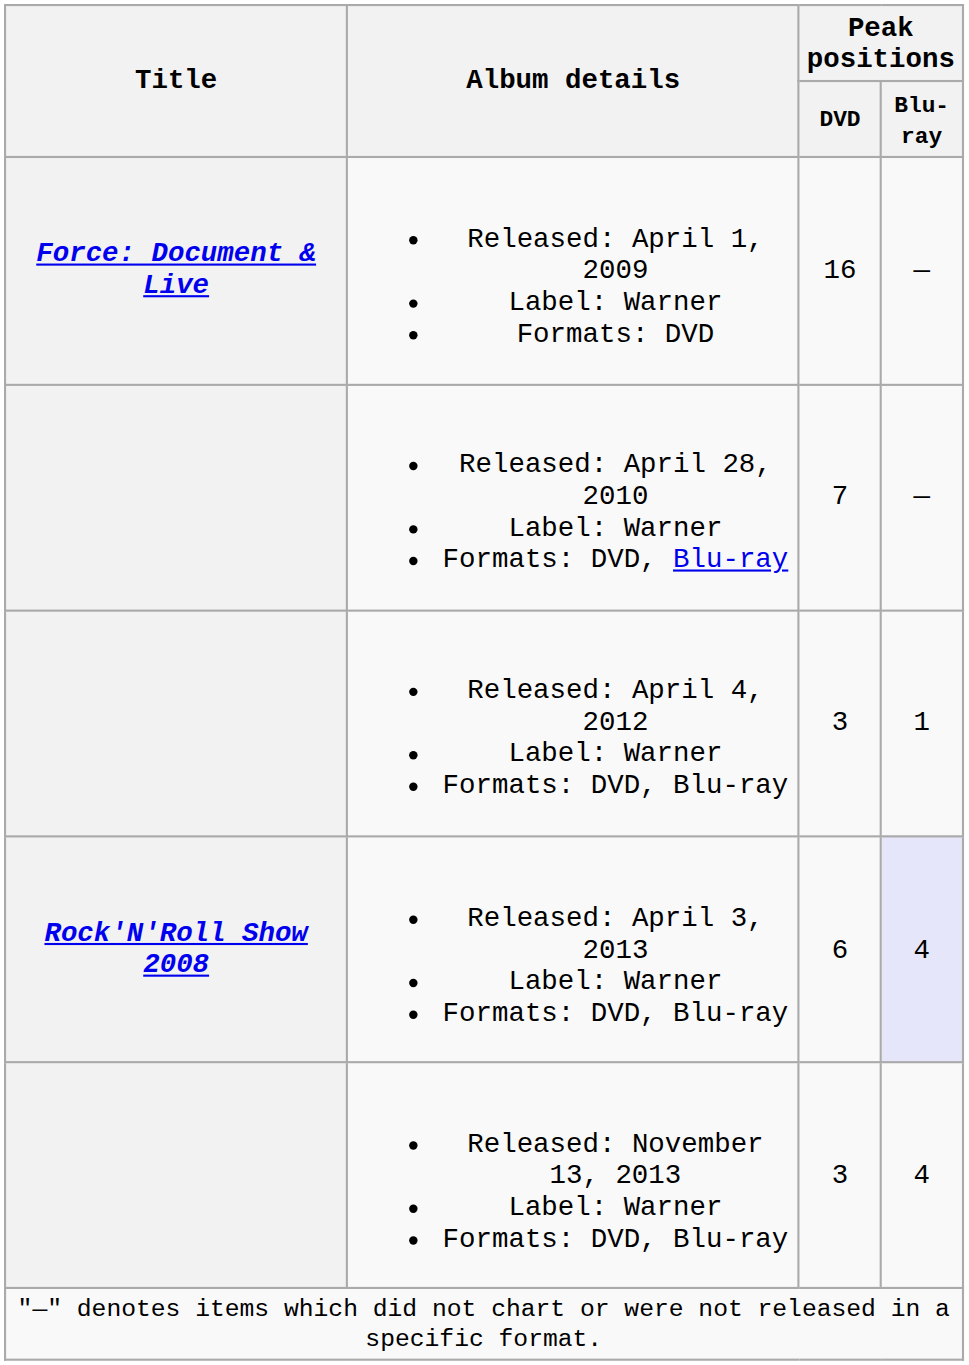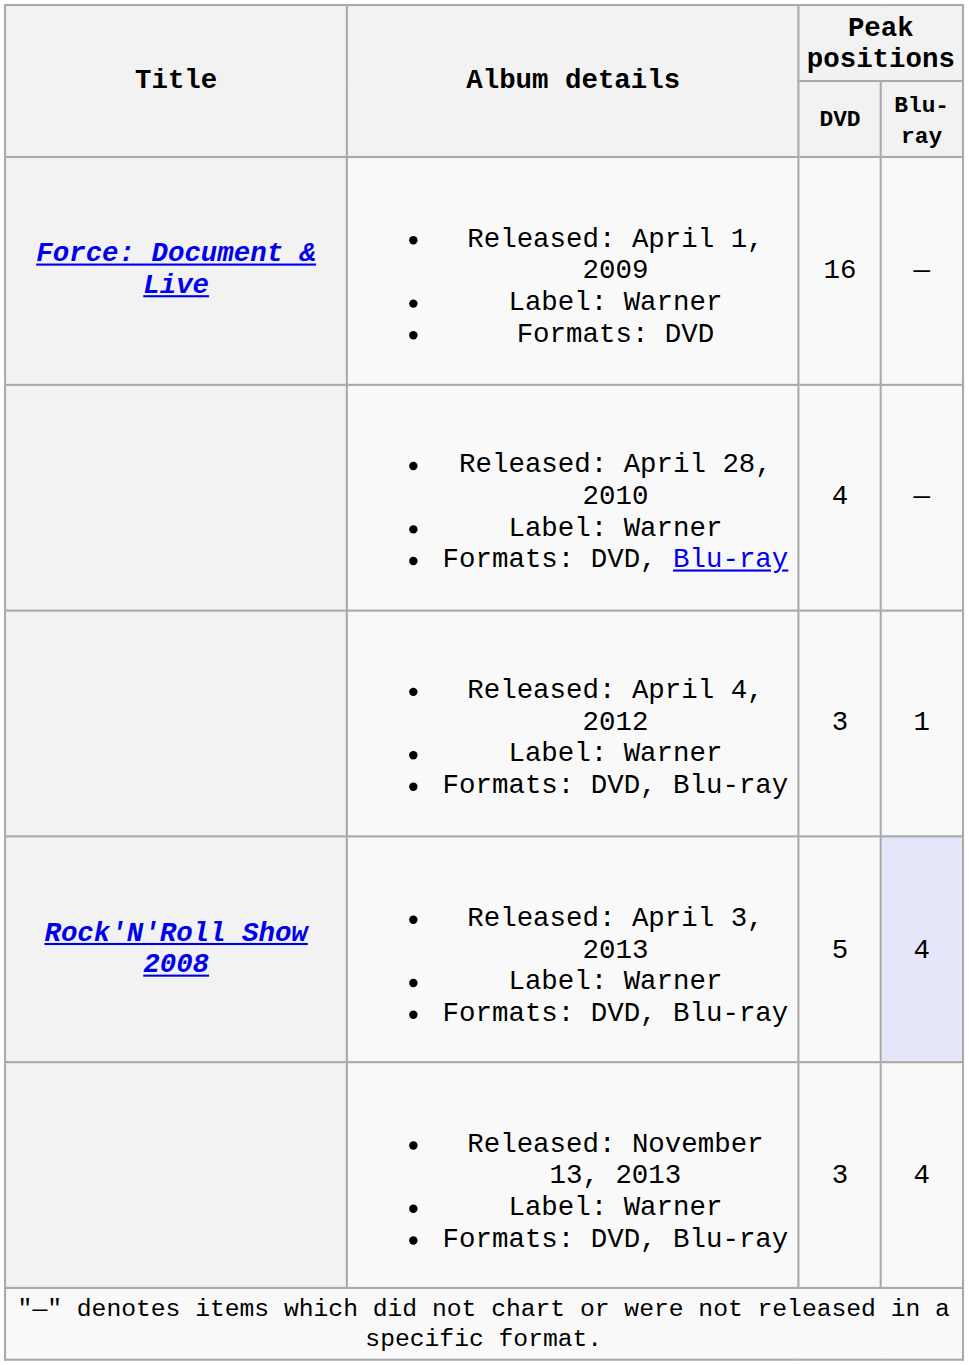(840, 497) 7 -> (840, 497) 4
(840, 949) 6 -> (840, 949) 5
